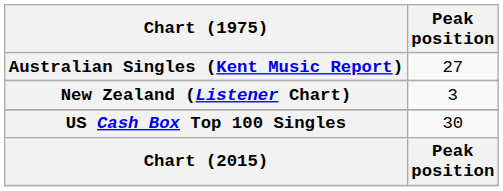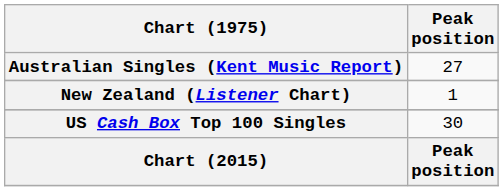(453, 95) 3 -> (453, 95) 1
